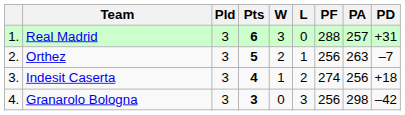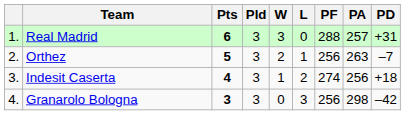columns swapped: (225, 15) <-> (254, 15)
